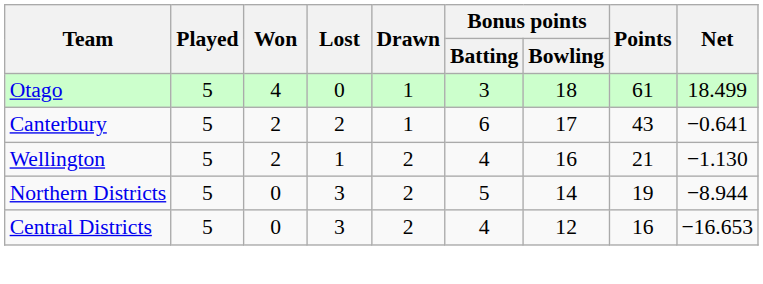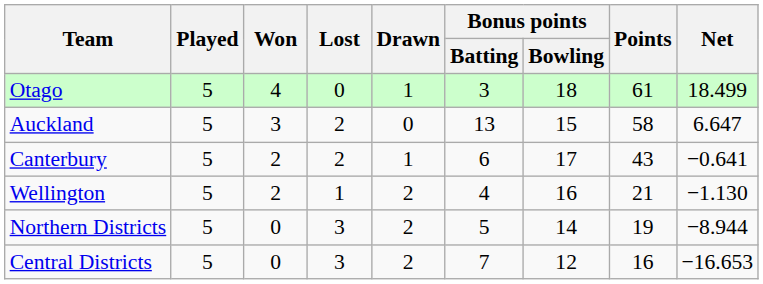+ row: (52, 124)
(484, 227) 4 -> (484, 261) 7
